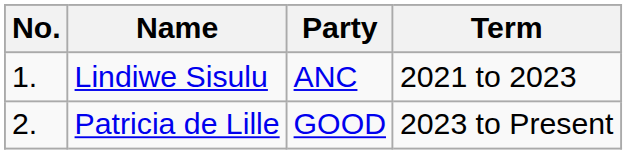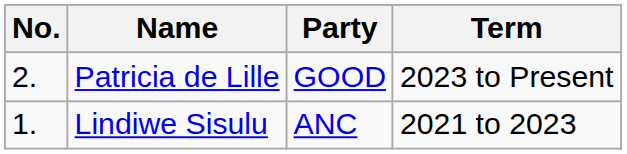rows swapped: (171, 76) <-> (177, 124)
